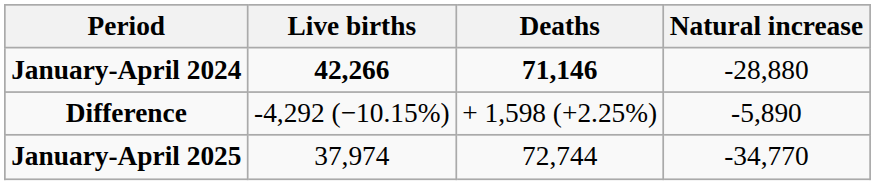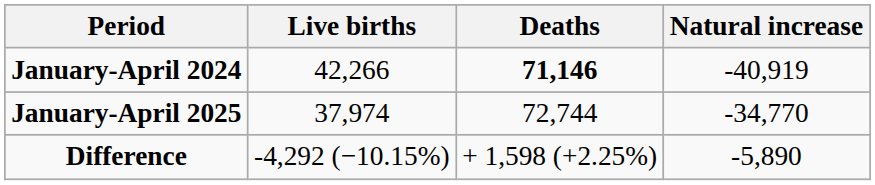(352, 69) bold -> (352, 69) normal
(766, 69) -28,880 -> (766, 69) -40,919
rows swapped: (126, 156) <-> (126, 112)
